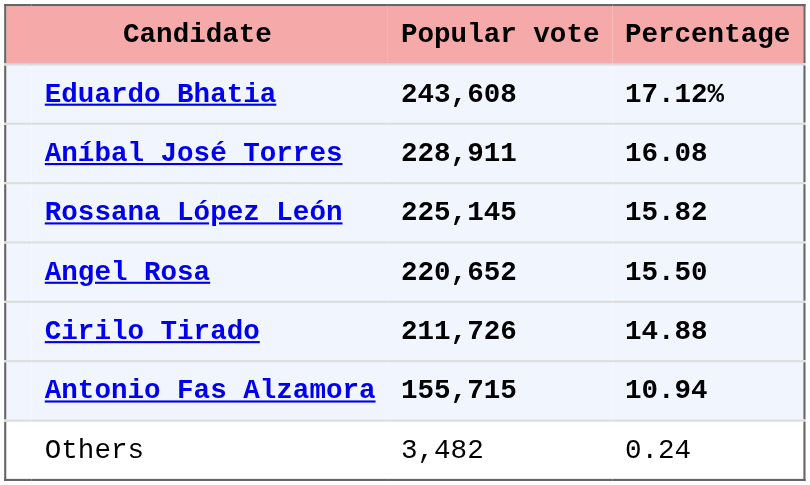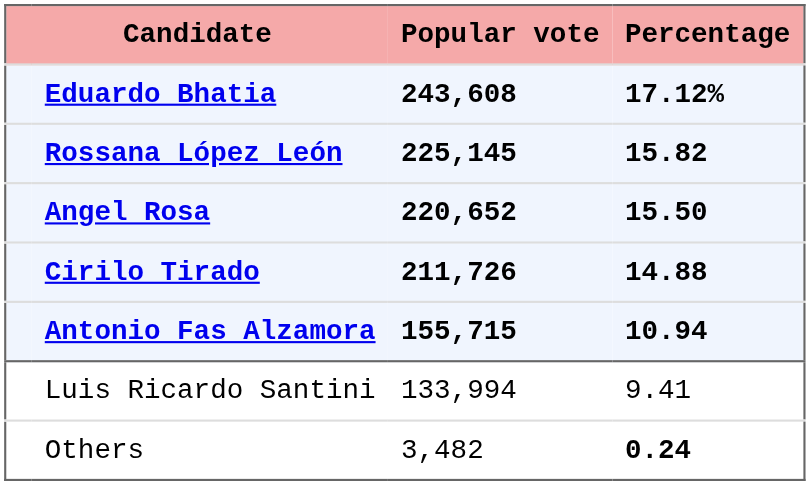- row: (194, 153)
+ row: (210, 391)
(658, 450) normal -> (658, 450) bold
